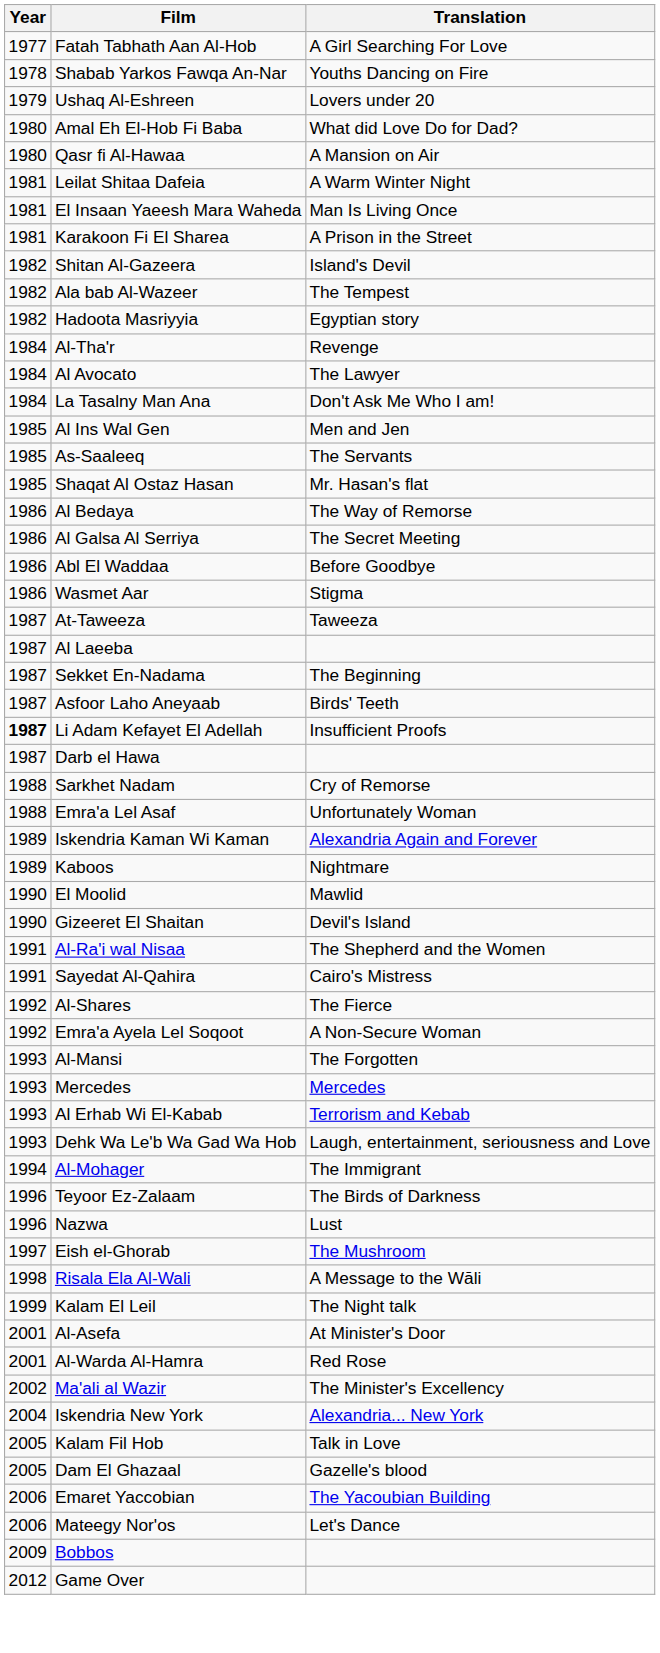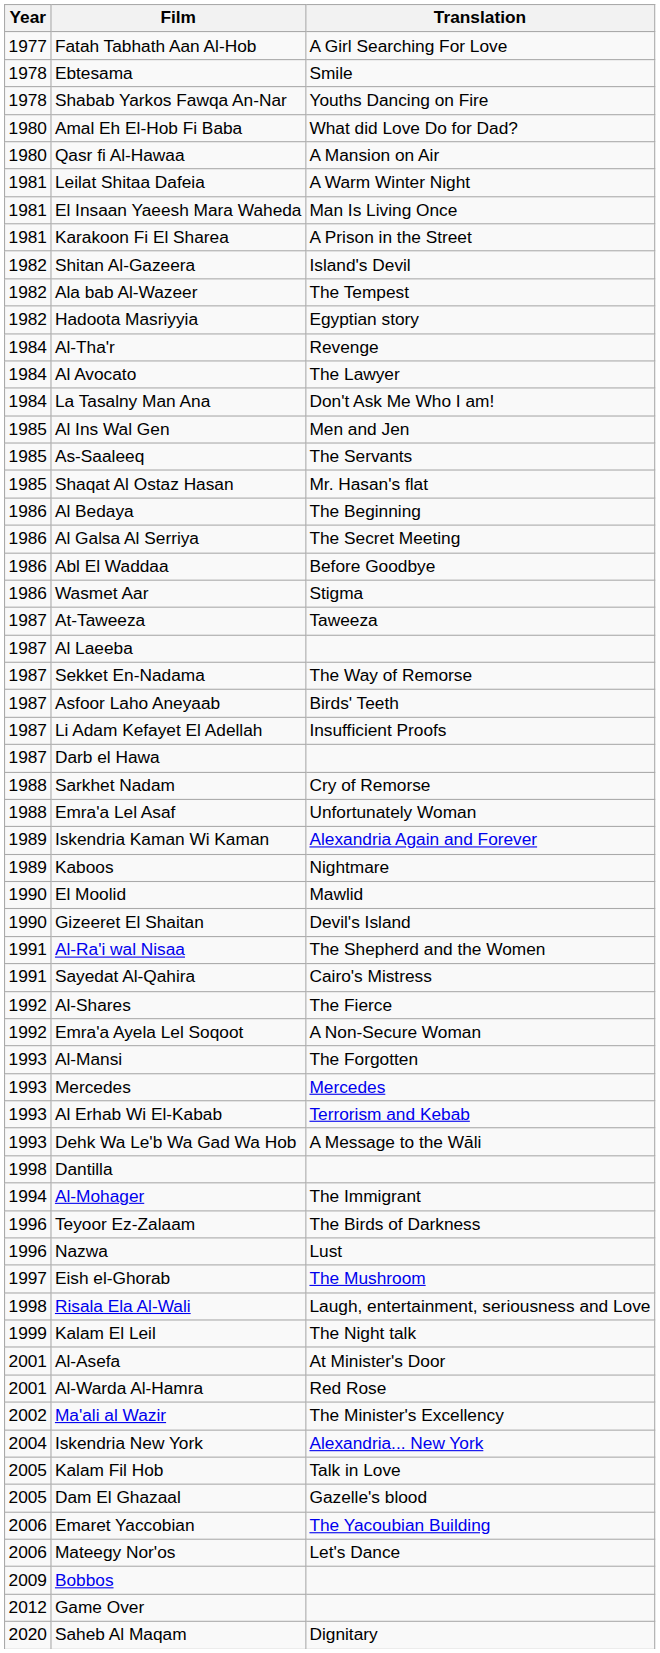+ row: (94, 73)
- row: (125, 100)
(391, 511) The Way of Remorse -> (365, 511) The Beginning
(365, 675) The Beginning -> (391, 675) The Way of Remorse
(28, 730) bold -> (28, 730) normal
(480, 1141) Laugh, entertainment, seriousness and Love -> (395, 1141) A Message to the Wāli
+ row: (84, 1169)
(395, 1278) A Message to the Wāli -> (480, 1306) Laugh, entertainment, seriousness and Love
+ row: (121, 1635)
